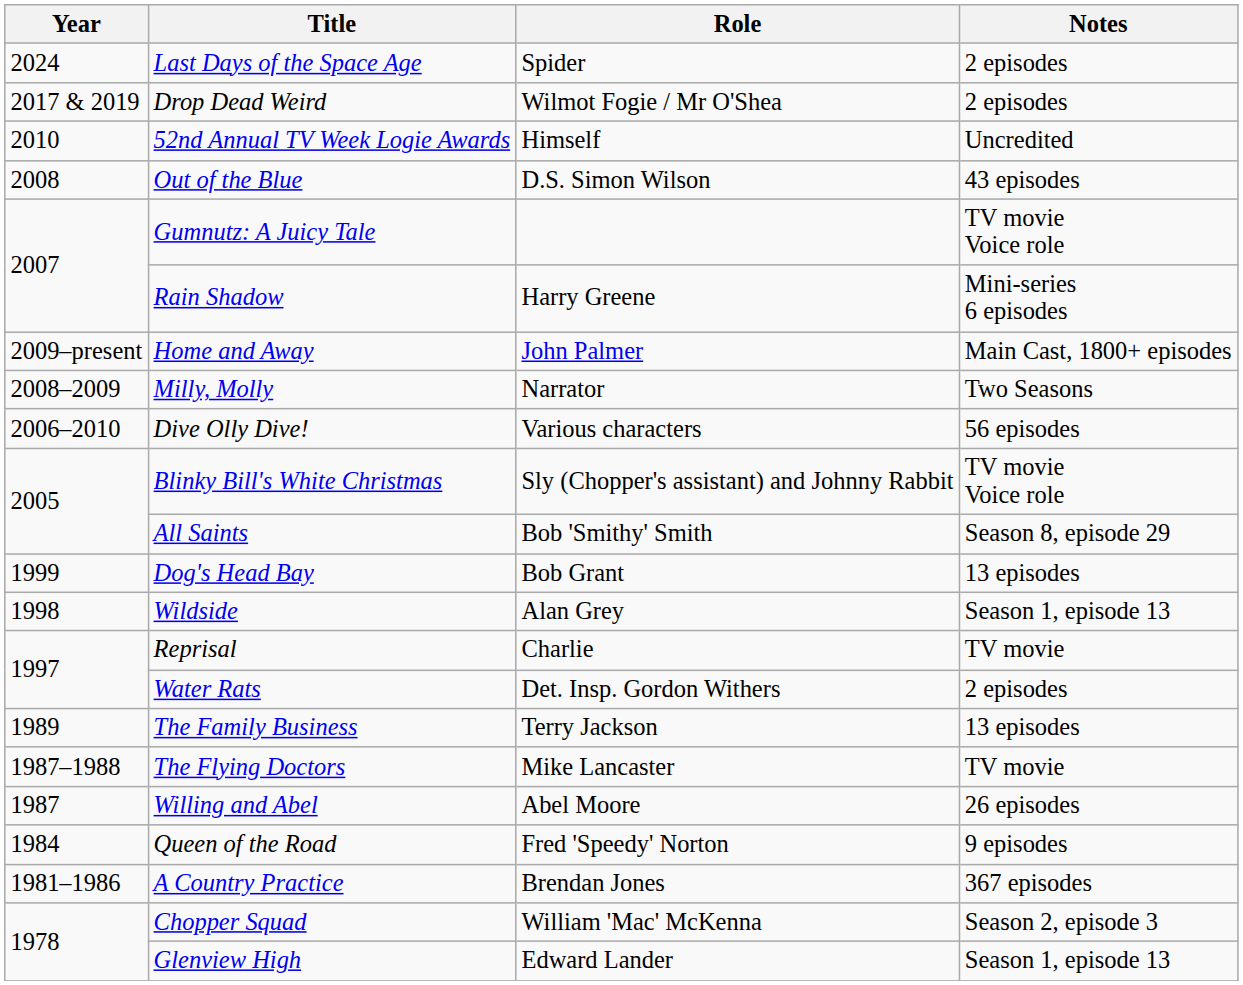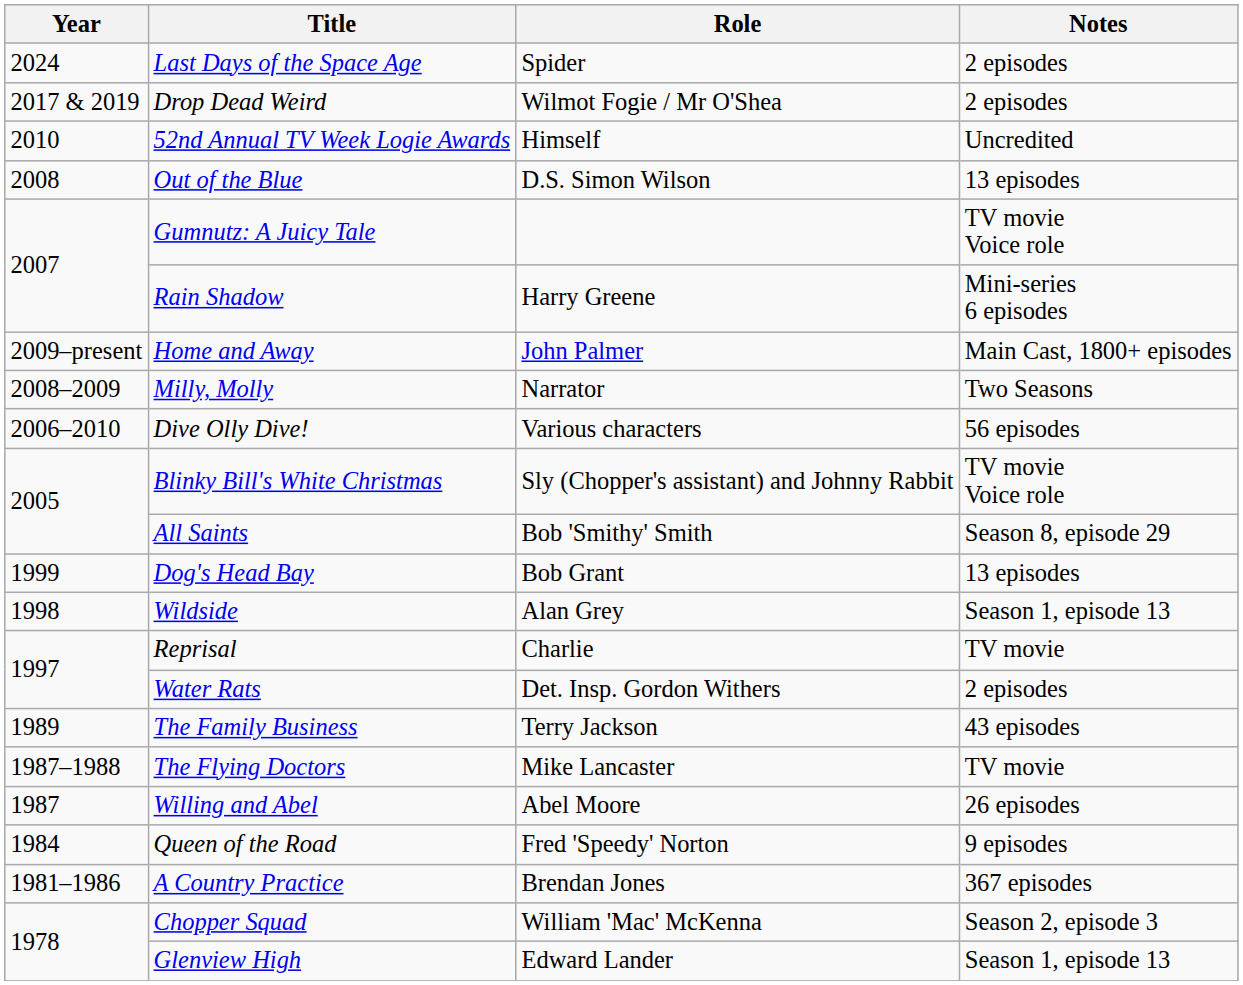(1022, 179) 43 episodes -> (1022, 179) 13 episodes
(1022, 727) 13 episodes -> (1022, 727) 43 episodes
